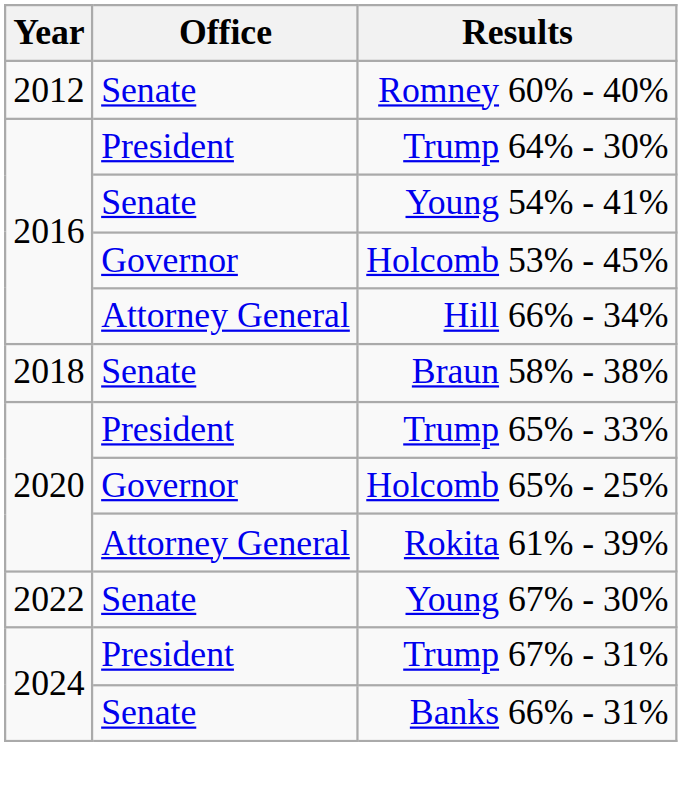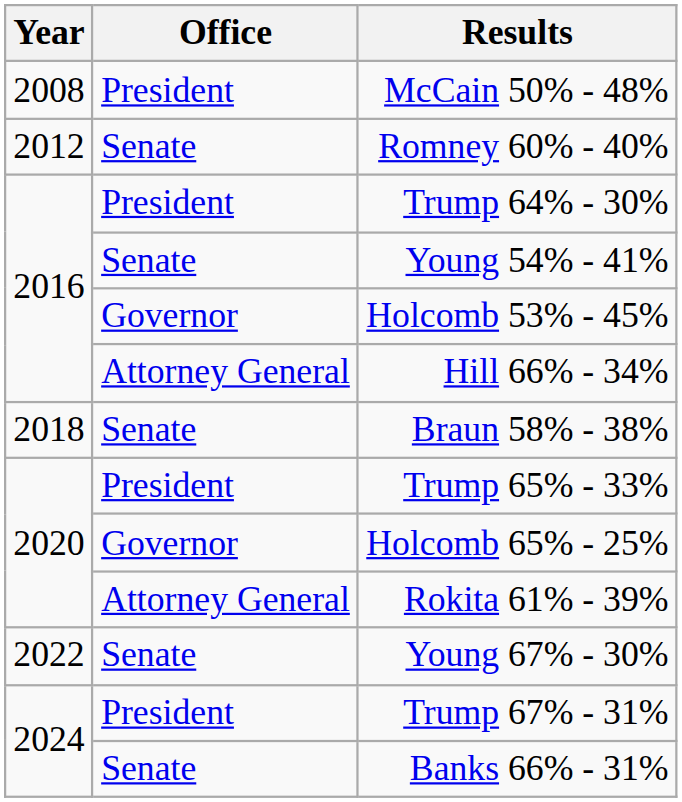+ row: (526, 89)
